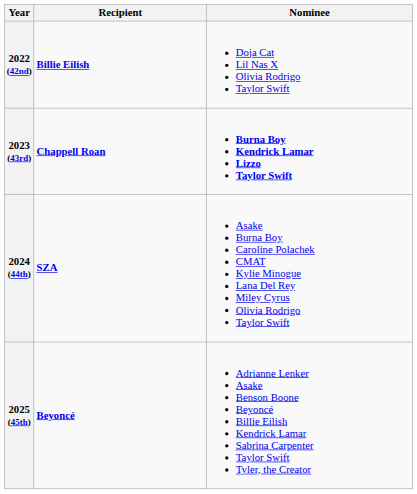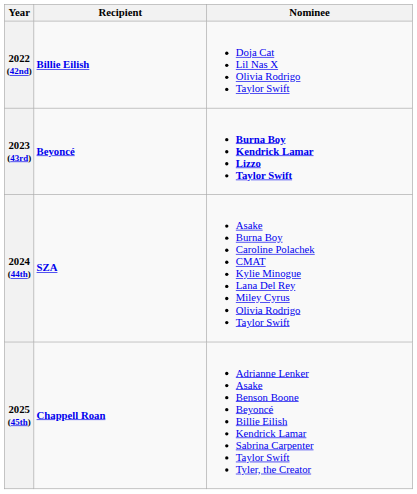(71, 151) Chappell Roan -> (56, 151) Beyoncé
(56, 415) Beyoncé -> (71, 415) Chappell Roan
